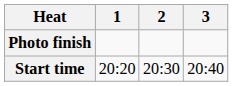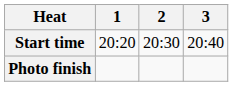rows swapped: (50, 68) <-> (50, 42)
